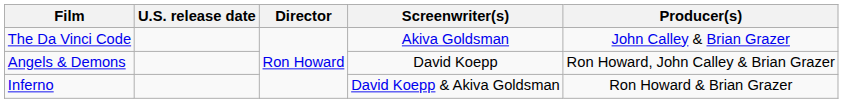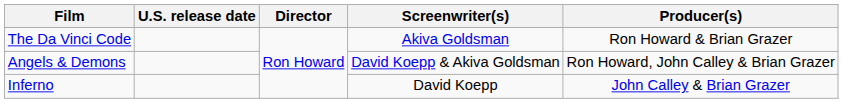(701, 39) John Calley & Brian Grazer -> (701, 39) Ron Howard & Brian Grazer
(455, 62) David Koepp -> (455, 62) David Koepp & Akiva Goldsman
(455, 86) David Koepp & Akiva Goldsman -> (455, 86) David Koepp
(701, 86) Ron Howard & Brian Grazer -> (701, 86) John Calley & Brian Grazer
